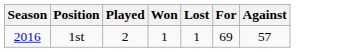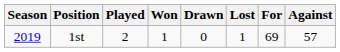+ column: (204, 15)
(27, 36) 2016 -> (27, 36) 2019
